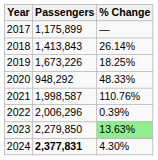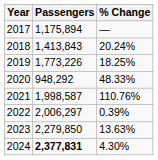(59, 29) 1,175,899 -> (59, 29) 1,175,894
(117, 46) 26.14% -> (117, 46) 20.24%
(59, 63) 1,673,226 -> (59, 63) 1,773,226
(59, 113) 2,006,296 -> (59, 113) 2,006,297
(117, 130) lightgreen background -> (117, 130) no background
